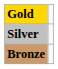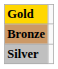rows swapped: (23, 34) <-> (26, 53)
